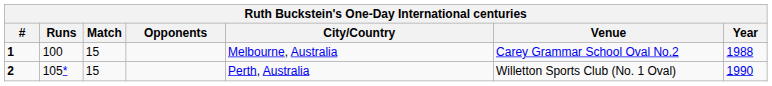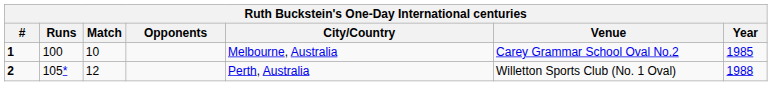(92, 52) 15 -> (92, 52) 10
(740, 52) 1988 -> (740, 52) 1985
(92, 71) 15 -> (92, 71) 12
(740, 71) 1990 -> (740, 71) 1988
